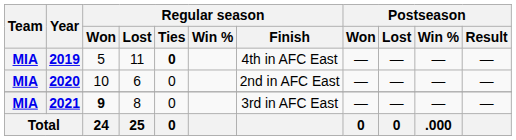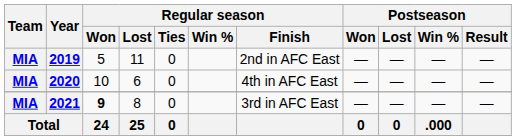(172, 59) bold -> (172, 59) normal
(290, 59) 4th in AFC East -> (290, 59) 2nd in AFC East
(290, 81) 2nd in AFC East -> (290, 81) 4th in AFC East
